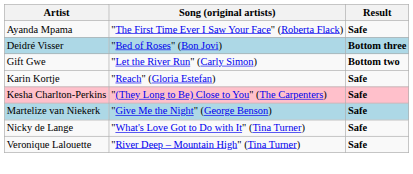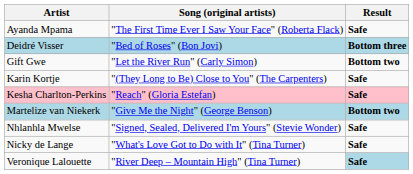(163, 78) "Reach" (Gloria Estefan) -> (219, 78) "(They Long to Be) Close to You" (The Carpenters)
(219, 95) "(They Long to Be) Close to You" (The Carpenters) -> (163, 95) "Reach" (Gloria Estefan)
(358, 111) Safe -> (374, 111) Bottom two
+ row: (44, 128)
(358, 144) no background -> (358, 161) lightblue background
